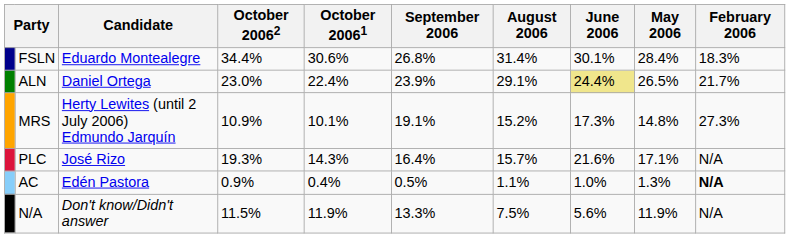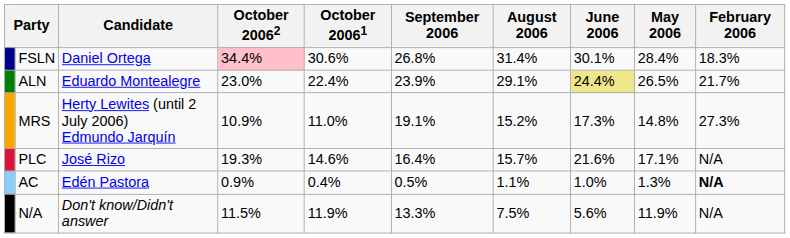(131, 58) Eduardo Montealegre -> (106, 58) Daniel Ortega
(242, 58) no background -> (242, 58) pink background
(106, 81) Daniel Ortega -> (131, 81) Eduardo Montealegre
(328, 120) 10.1% -> (328, 120) 11.0%
(328, 159) 14.3% -> (328, 159) 14.6%
